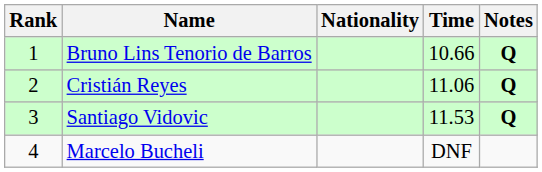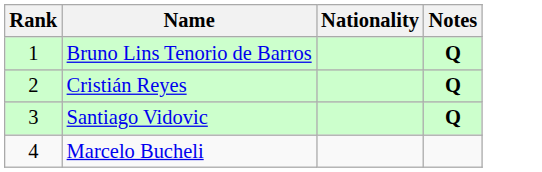- column: (451, 20)
